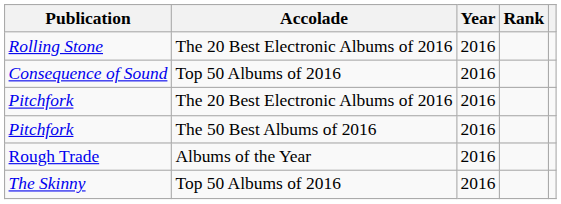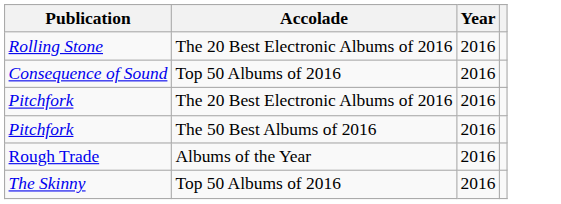- column: (524, 18)
